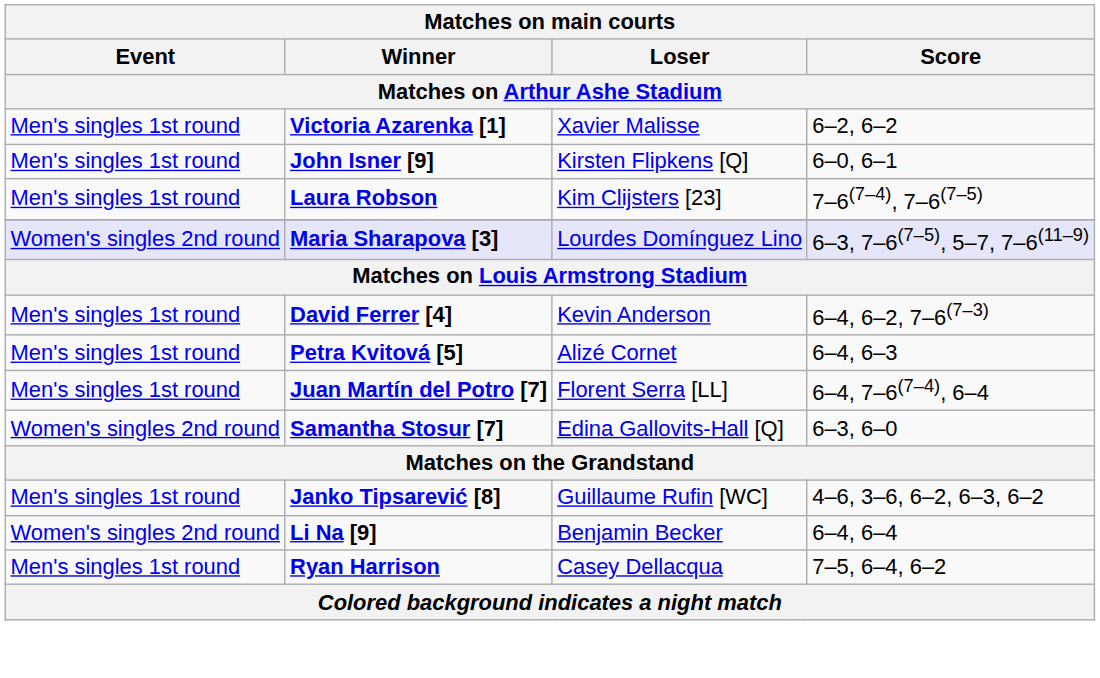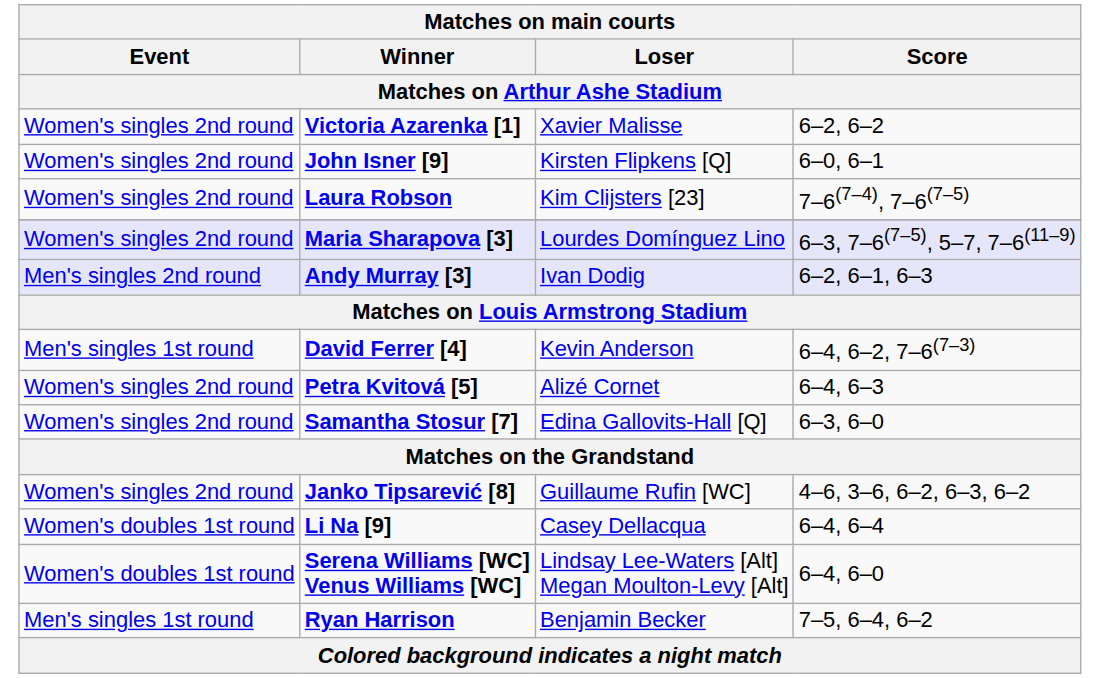(125, 126) Men's singles 1st round -> (159, 126) Women's singles 2nd round
(125, 160) Men's singles 1st round -> (159, 160) Women's singles 2nd round
(125, 198) Men's singles 1st round -> (159, 198) Women's singles 2nd round
+ row: (388, 277)
(125, 352) Men's singles 1st round -> (159, 387) Women's singles 2nd round
- row: (419, 390)
(125, 497) Men's singles 1st round -> (159, 491) Women's singles 2nd round
(145, 532) Women's singles 2nd round -> (159, 526) Women's doubles 1st round
(640, 532) Benjamin Becker -> (623, 526) Casey Dellacqua
+ row: (417, 573)
(640, 567) Casey Dellacqua -> (623, 620) Benjamin Becker
